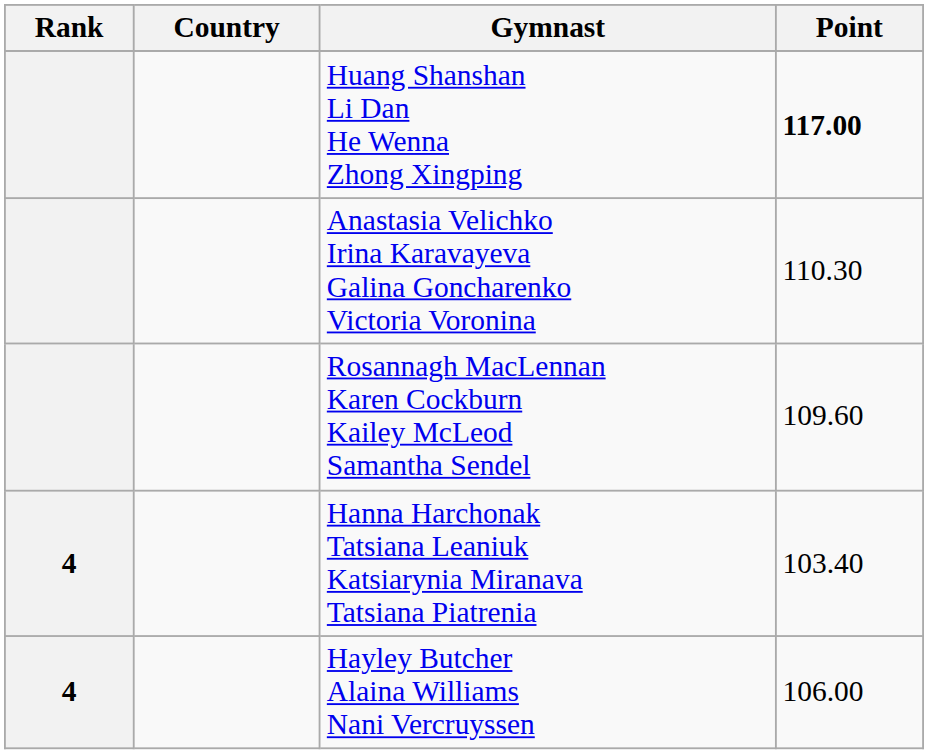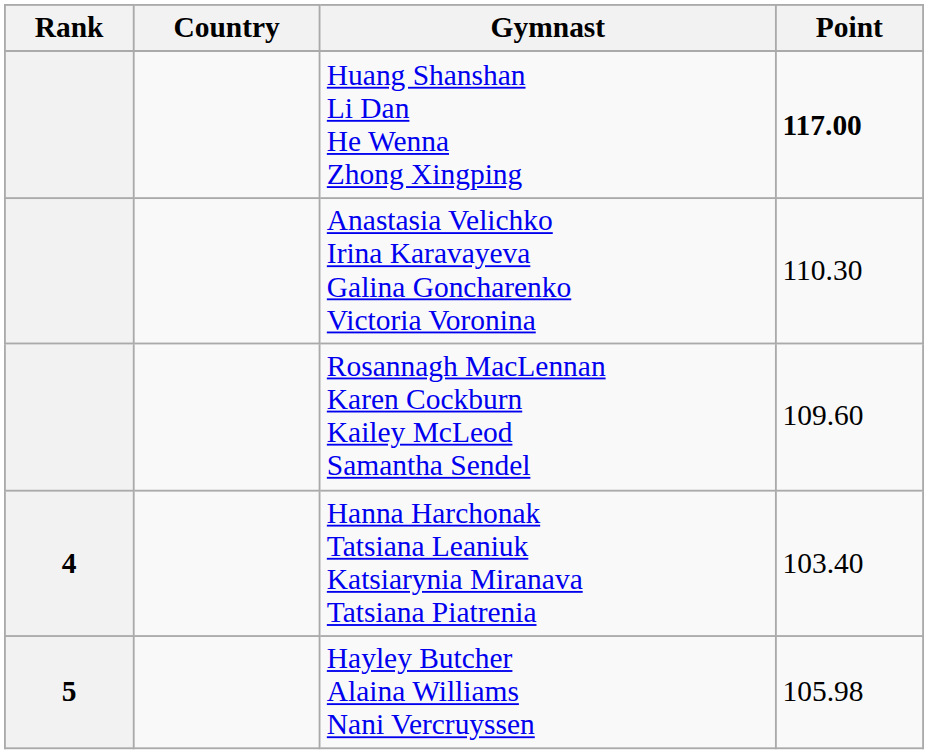(69, 691) 4 -> (69, 691) 5
(823, 691) 106.00 -> (823, 691) 105.98
